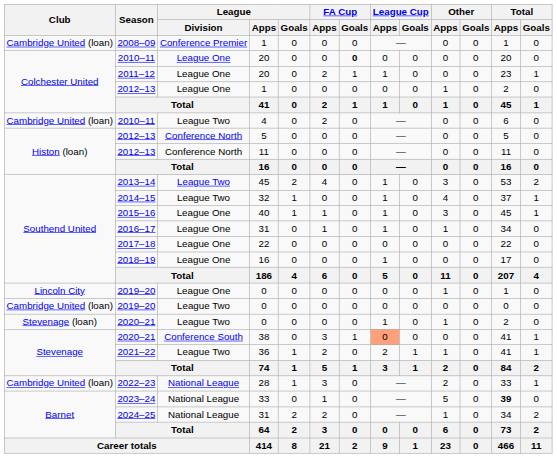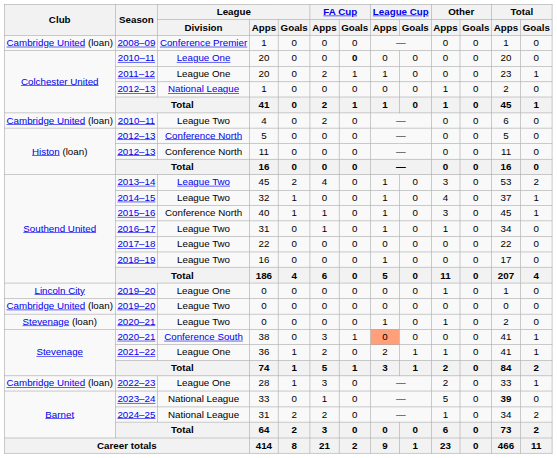(204, 89) League One -> (204, 89) National League
(204, 213) League One -> (204, 213) Conference North
(204, 228) League One -> (204, 228) League Two
(204, 244) League One -> (204, 244) League Two
(204, 259) League One -> (204, 259) League Two
(204, 352) League Two -> (204, 352) League One
(204, 383) National League -> (204, 383) League One
